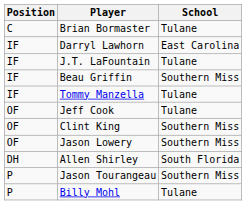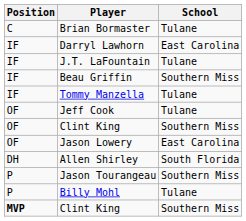(200, 143) Southern Miss -> (200, 143) East Carolina
+ row: (16, 208)
